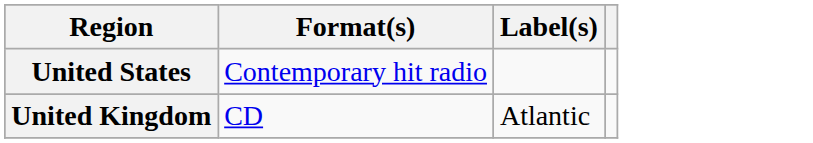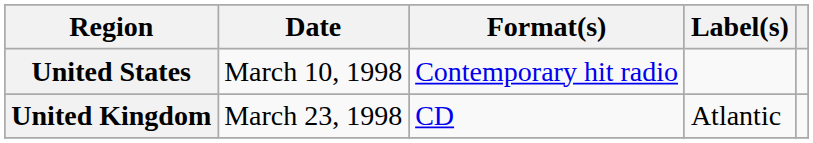+ column: (313, 26)
